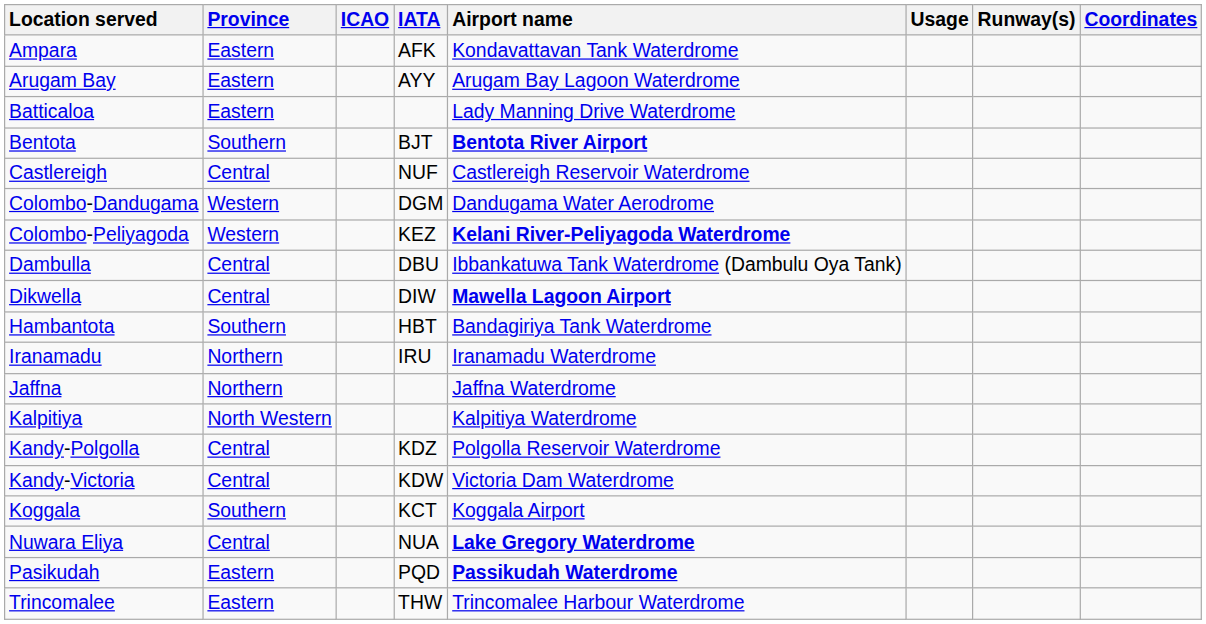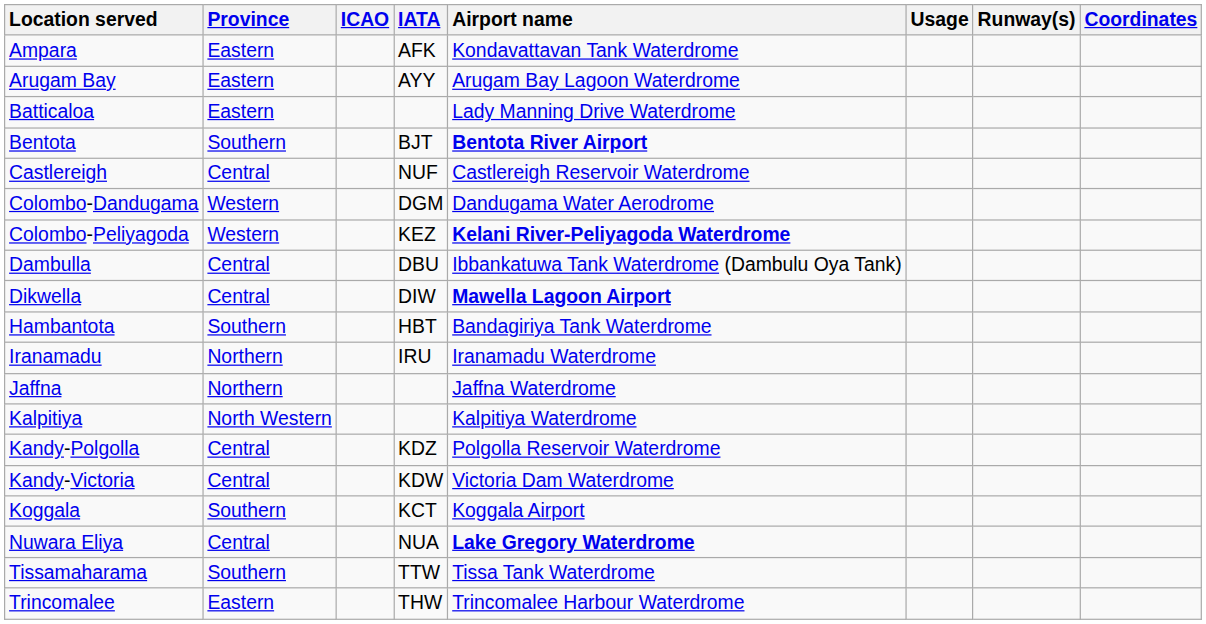- row: (54, 572)
+ row: (78, 572)
